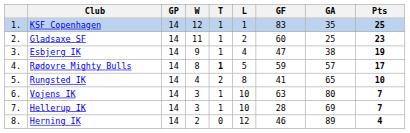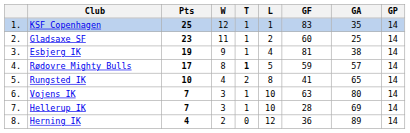columns swapped: (174, 11) <-> (380, 11)
(281, 53) 47 -> (307, 53) 81
(281, 121) 46 -> (307, 121) 36
